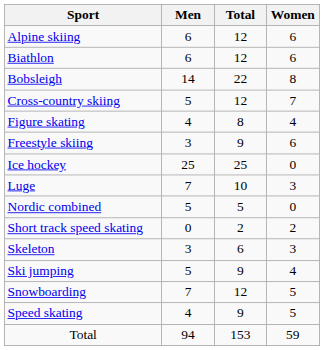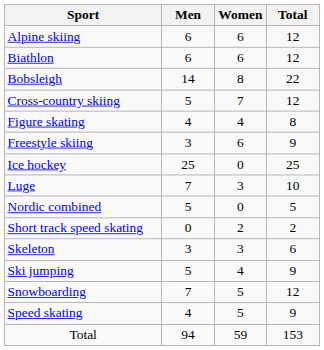columns swapped: (293, 15) <-> (240, 15)
